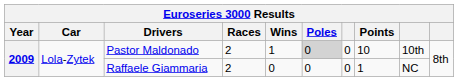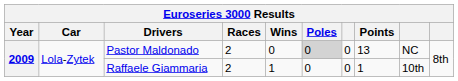(272, 50) 1 -> (272, 50) 0
(364, 50) 10 -> (364, 50) 13
(413, 50) 10th -> (410, 50) NC
(272, 68) 0 -> (272, 68) 1
(410, 68) NC -> (413, 68) 10th
